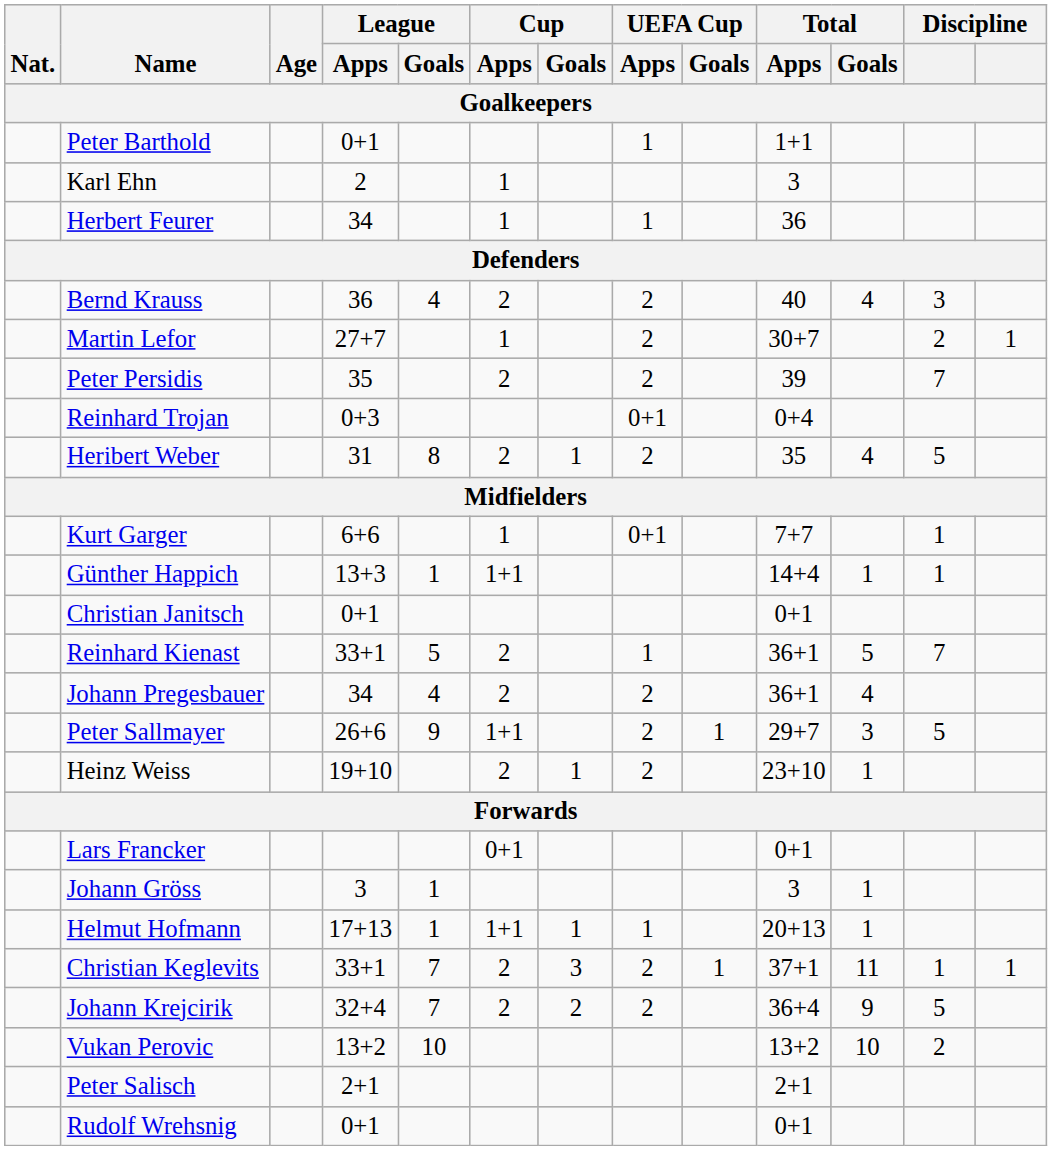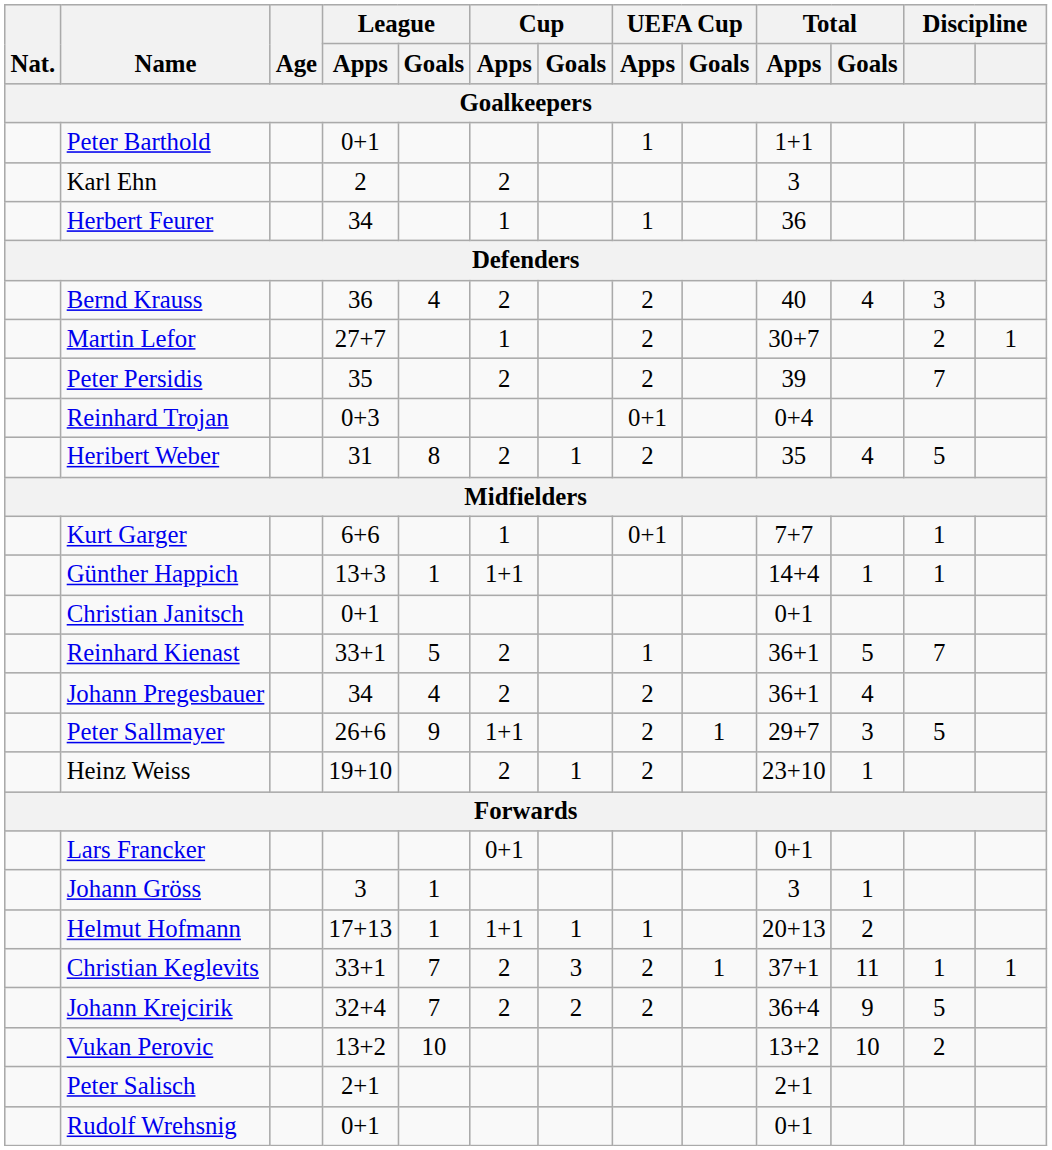(504, 181) 1 -> (504, 181) 2
(867, 928) 1 -> (867, 928) 2
